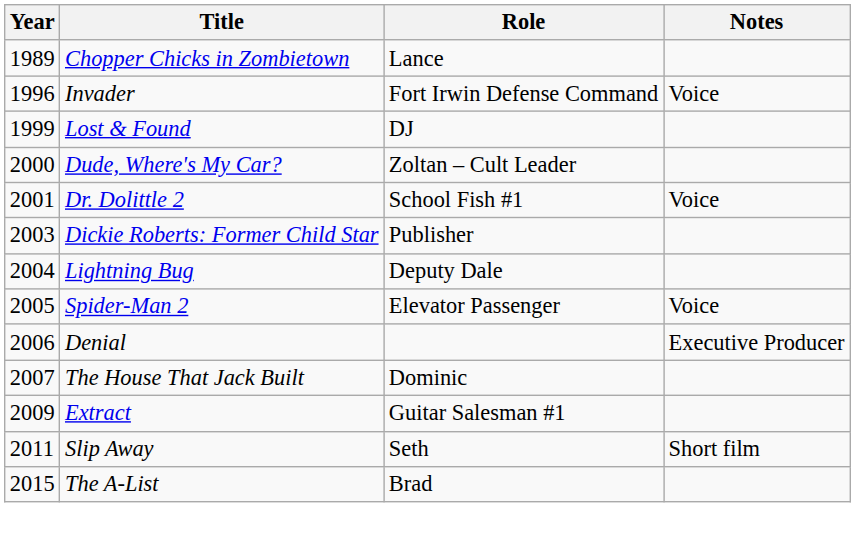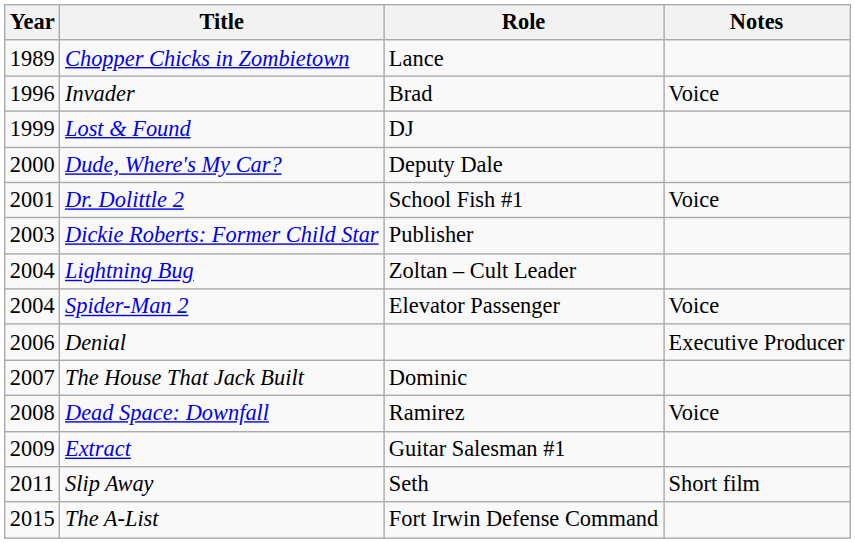(524, 93) Fort Irwin Defense Command -> (411, 93) Brad
(482, 164) Zoltan – Cult Leader -> (446, 164) Deputy Dale
(446, 270) Deputy Dale -> (482, 270) Zoltan – Cult Leader
(32, 306) 2005 -> (32, 306) 2004
+ row: (167, 413)
(411, 484) Brad -> (524, 519) Fort Irwin Defense Command
